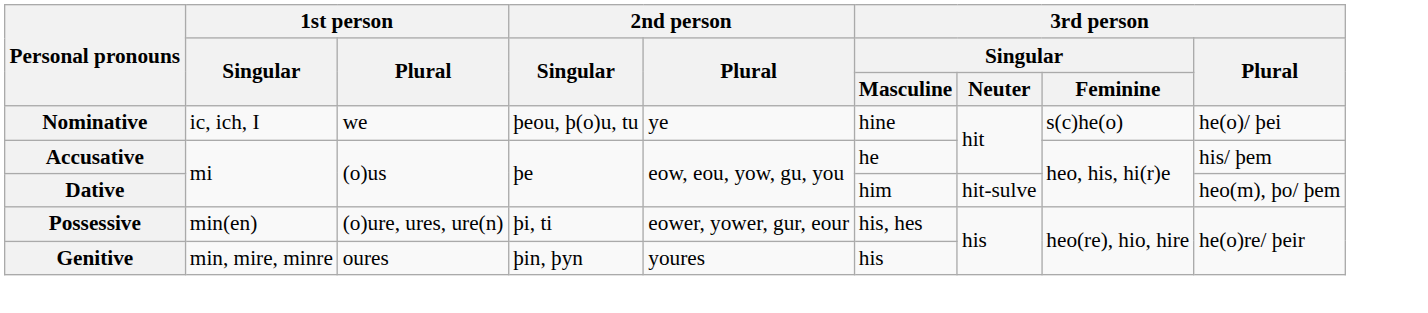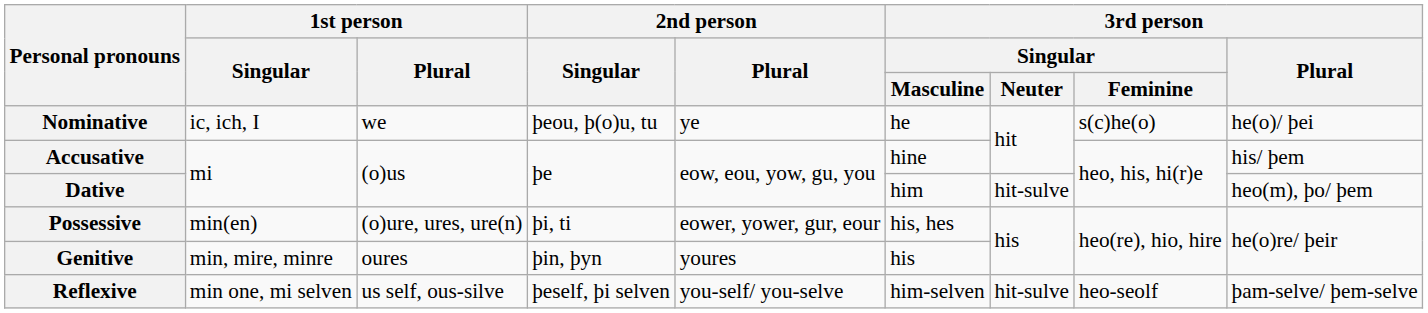(877, 122) hine -> (900, 122) he
(869, 156) he -> (908, 156) hine
+ row: (95, 291)
